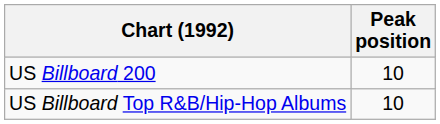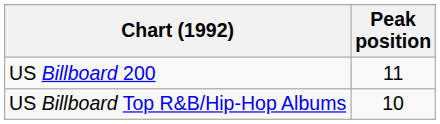(393, 72) 10 -> (393, 72) 11
